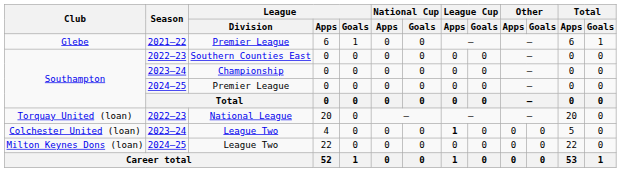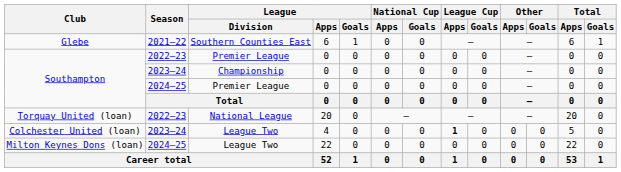(251, 41) Premier League -> (251, 41) Southern Counties East
(251, 56) Southern Counties East -> (251, 56) Premier League
